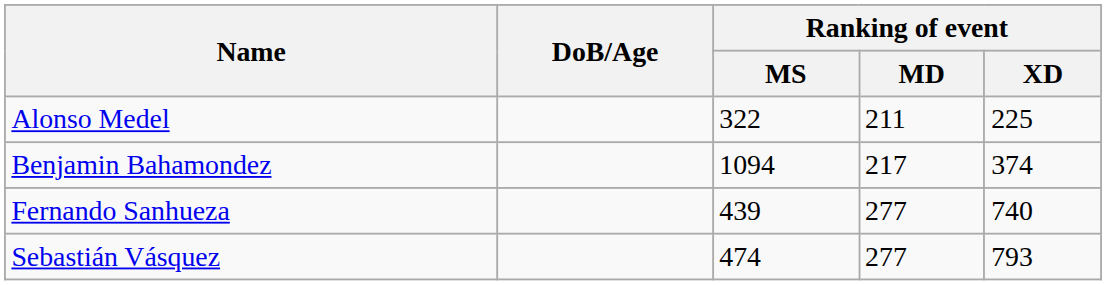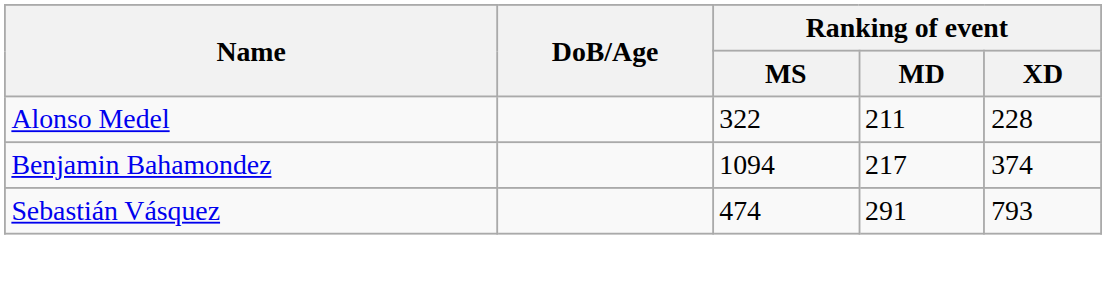(1012, 119) 225 -> (1012, 119) 228
- row: (121, 211)
(886, 256) 277 -> (886, 211) 291
